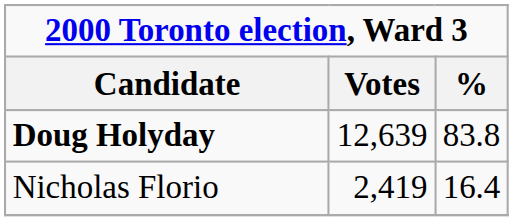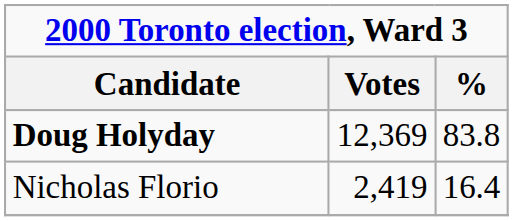(382, 135) 12,639 -> (382, 135) 12,369
